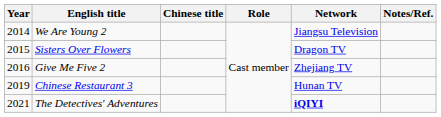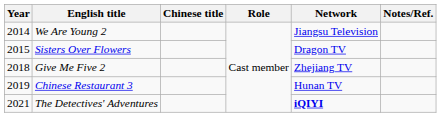(18, 67) 2016 -> (18, 67) 2018
